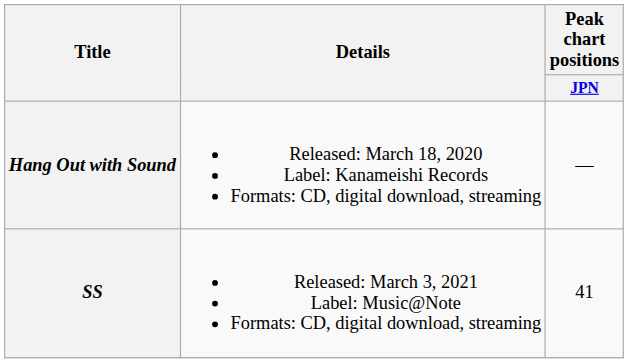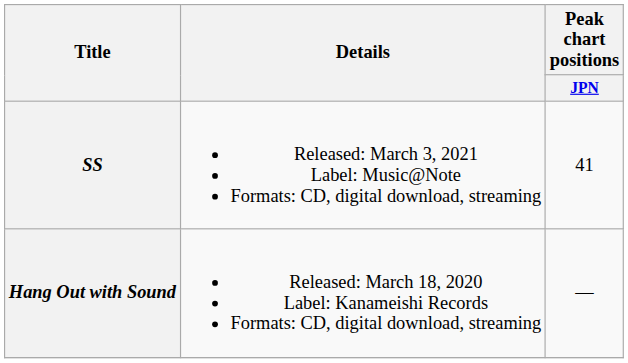rows swapped: (92, 164) <-> (92, 293)
